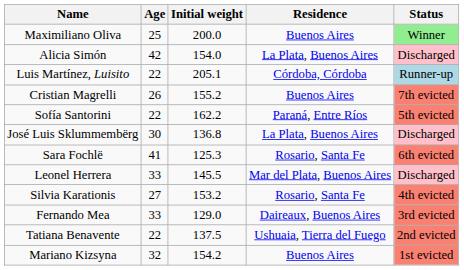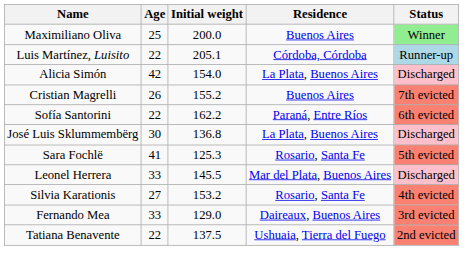rows swapped: (73, 74) <-> (73, 54)
(426, 114) 5th evicted -> (426, 114) 6th evicted
(426, 154) 6th evicted -> (426, 154) 5th evicted
- row: (73, 255)
